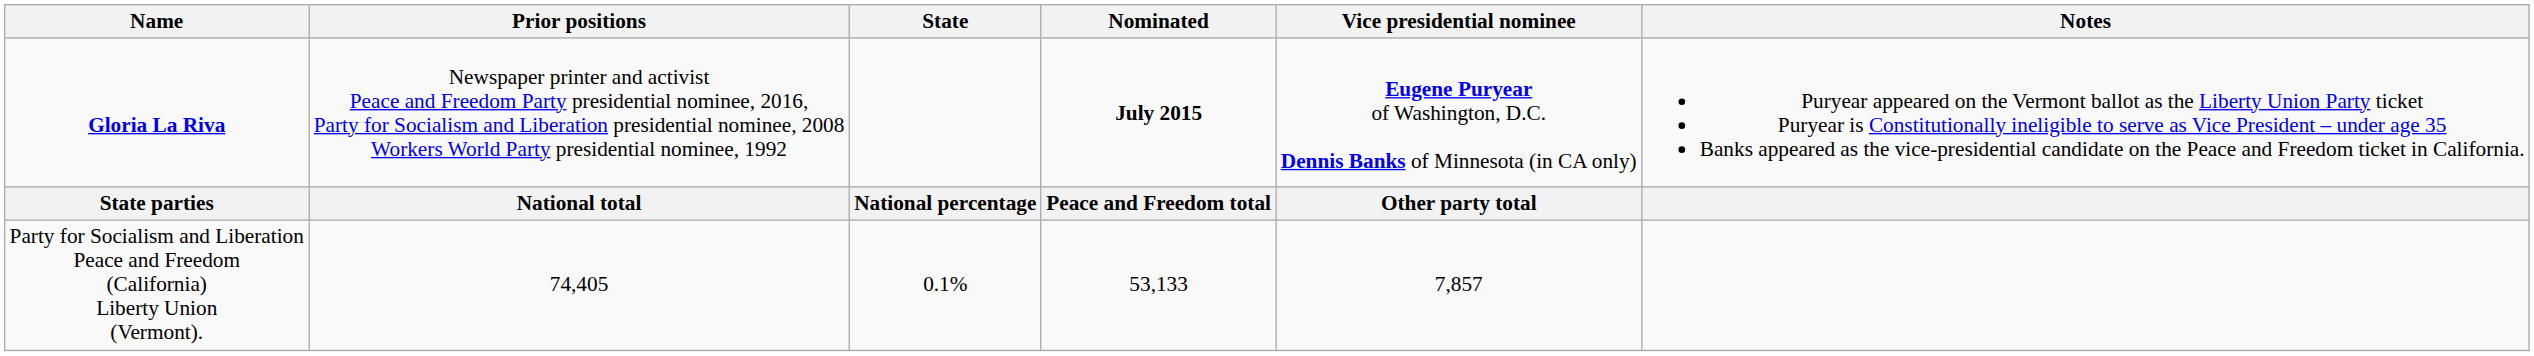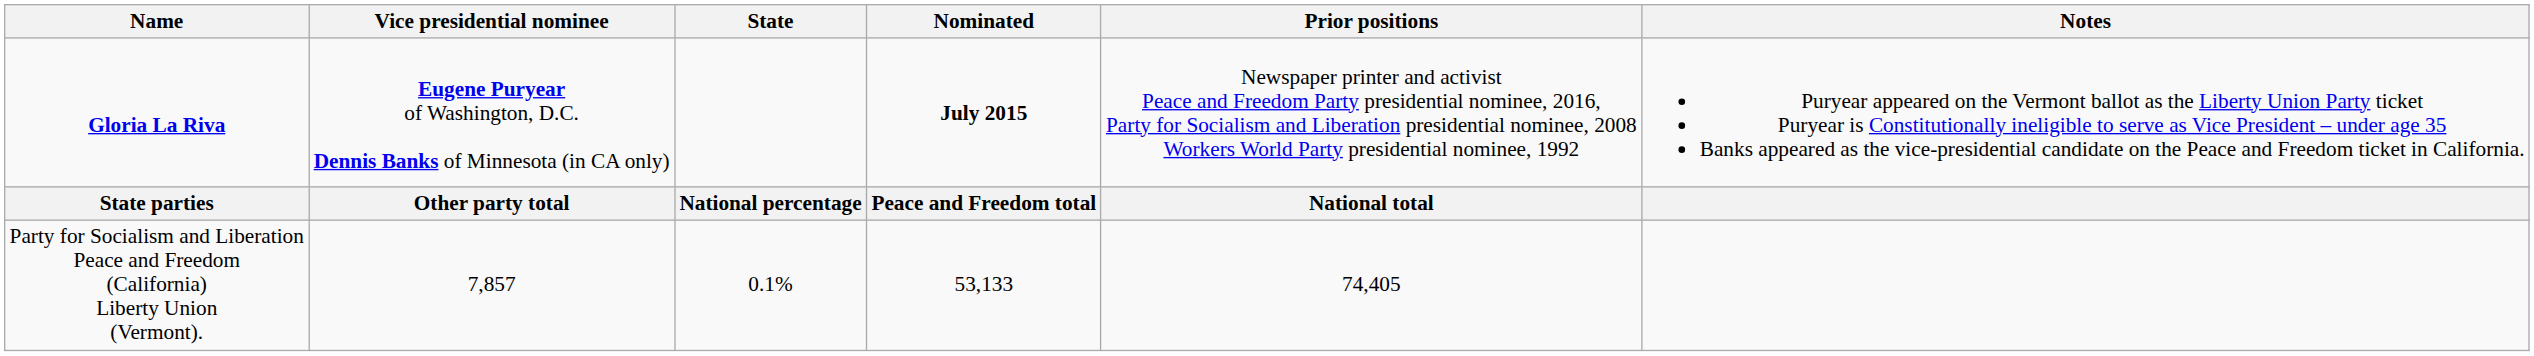columns swapped: (579, 21) <-> (1459, 21)
